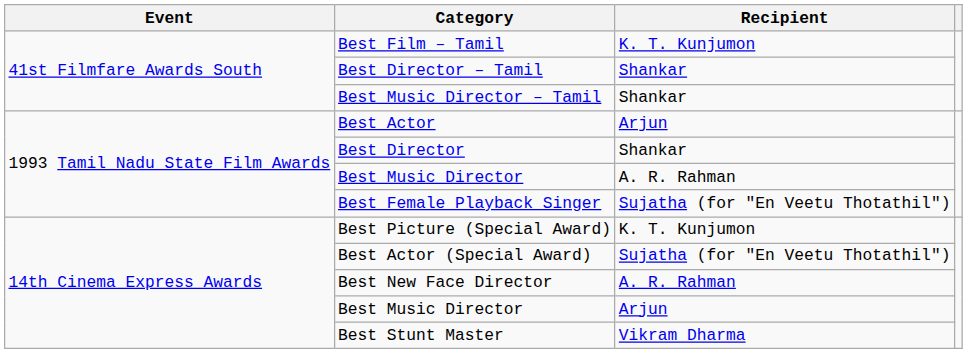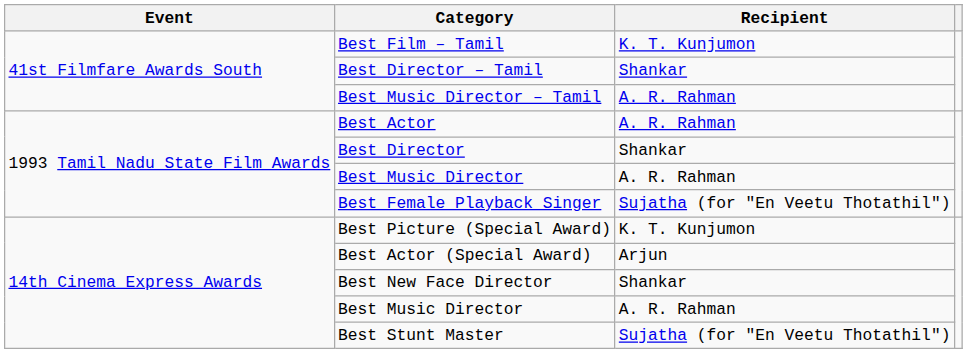(653, 97) Shankar -> (677, 97) A. R. Rahman
(643, 124) Arjun -> (677, 124) A. R. Rahman
(785, 256) Sujatha (for "En Veetu Thotathil") -> (643, 256) Arjun
(677, 283) A. R. Rahman -> (653, 283) Shankar
(643, 309) Arjun -> (677, 309) A. R. Rahman
(682, 336) Vikram Dharma -> (785, 336) Sujatha (for "En Veetu Thotathil")
